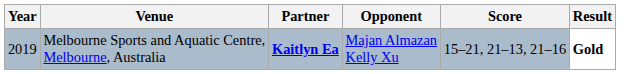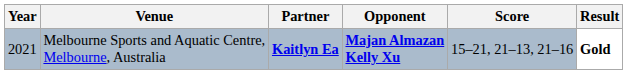(22, 49) 2019 -> (22, 49) 2021
(391, 49) normal -> (395, 49) bold
